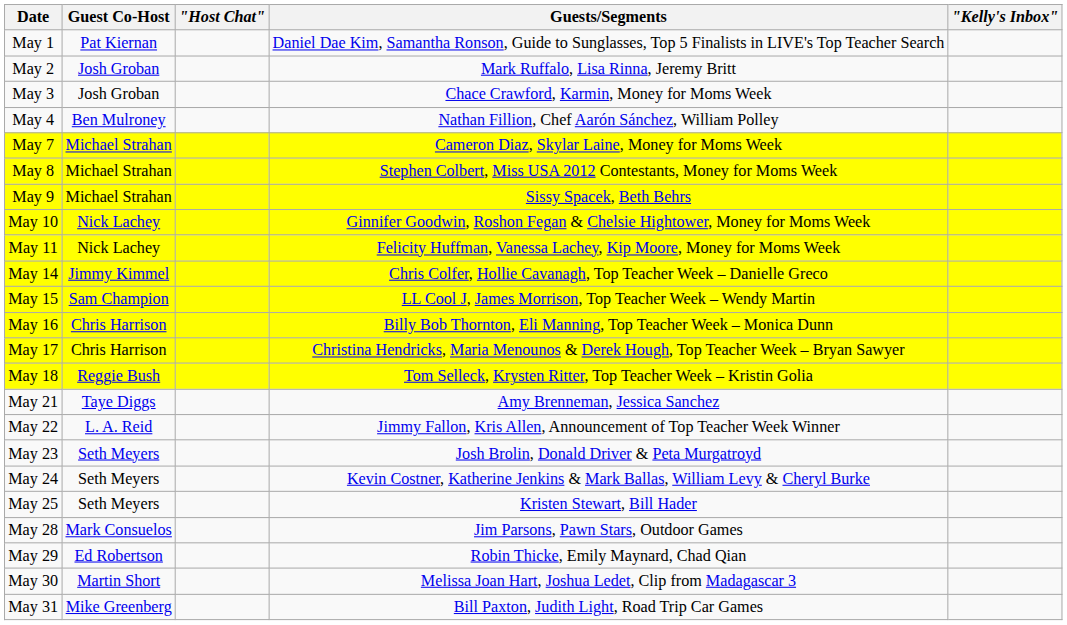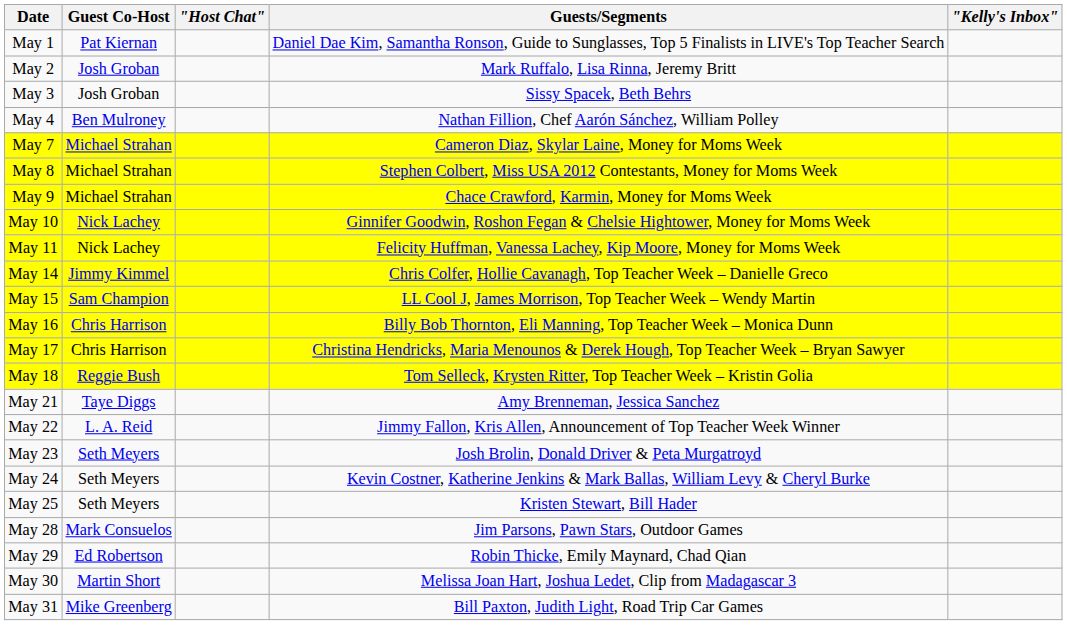(608, 94) Chace Crawford, Karmin, Money for Moms Week -> (608, 94) Sissy Spacek, Beth Behrs
(608, 196) Sissy Spacek, Beth Behrs -> (608, 196) Chace Crawford, Karmin, Money for Moms Week
